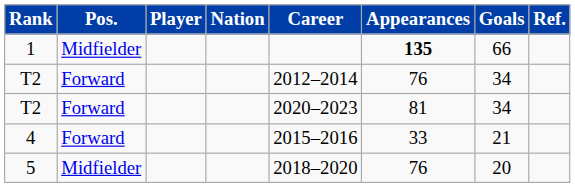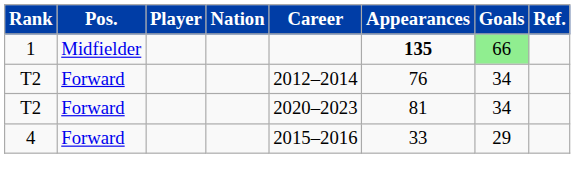(502, 49) no background -> (502, 49) lightgreen background
(502, 138) 21 -> (502, 138) 29
- row: (31, 167)
